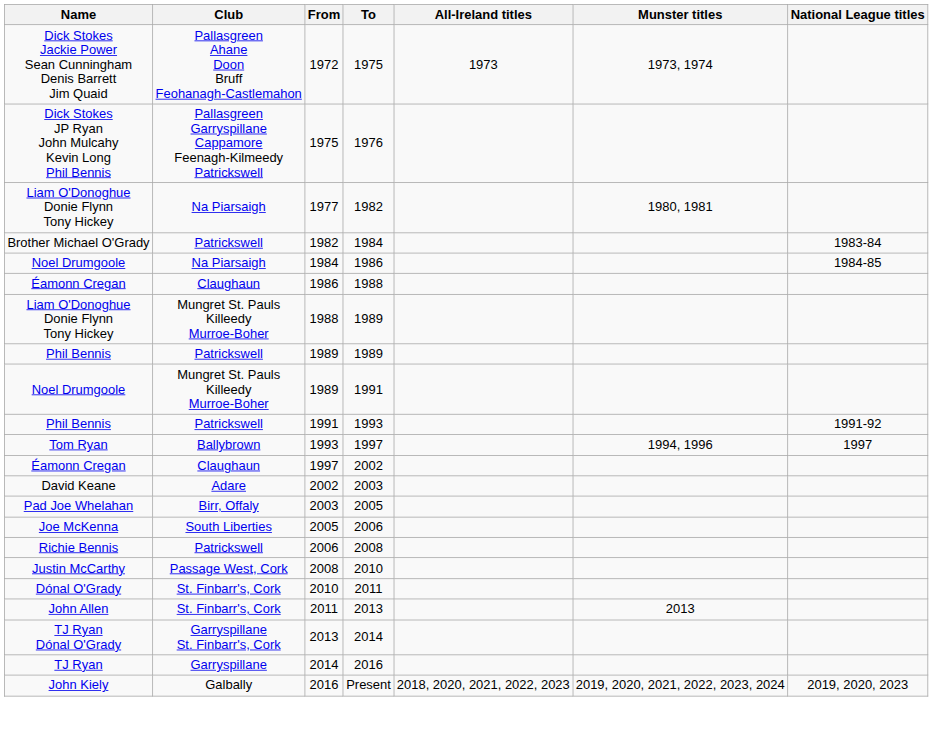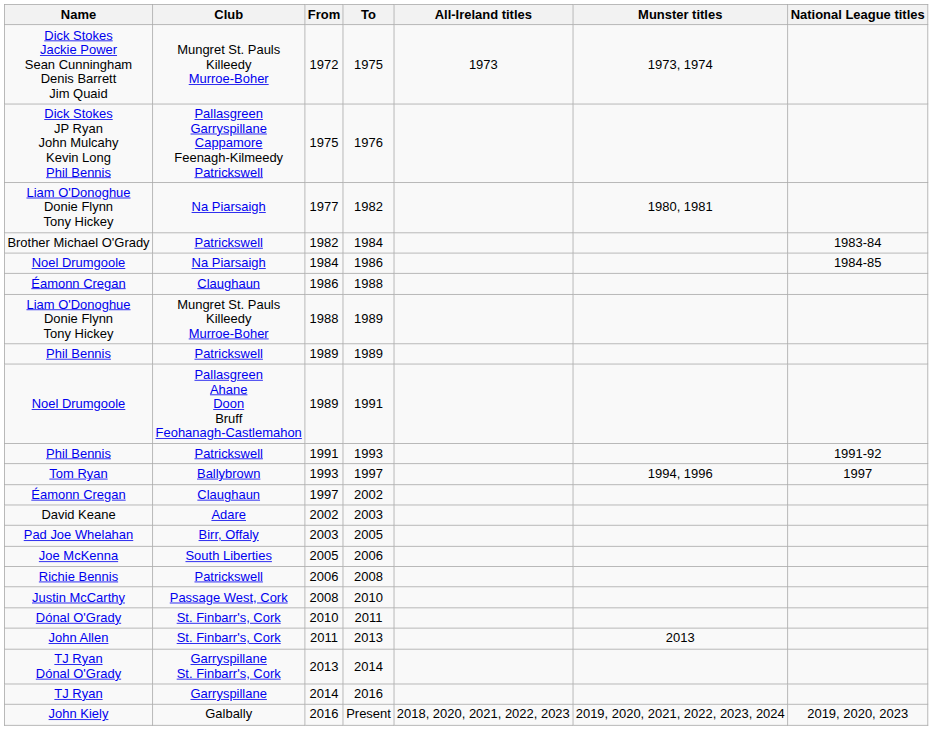(229, 64) Pallasgreen Ahane Doon Bruff Feohanagh-Castlemahon -> (229, 64) Mungret St. Pauls Killeedy Murroe-Boher
(229, 389) Mungret St. Pauls Killeedy Murroe-Boher -> (229, 403) Pallasgreen Ahane Doon Bruff Feohanagh-Castlemahon
